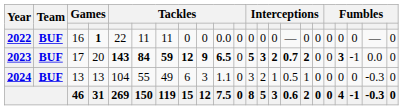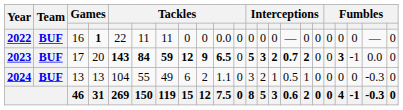(205, 76) 3 -> (205, 76) 2
